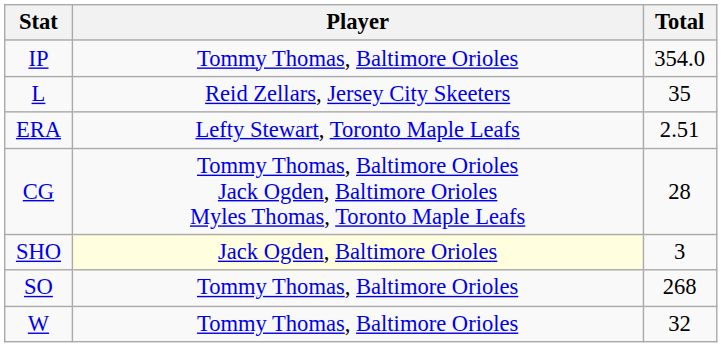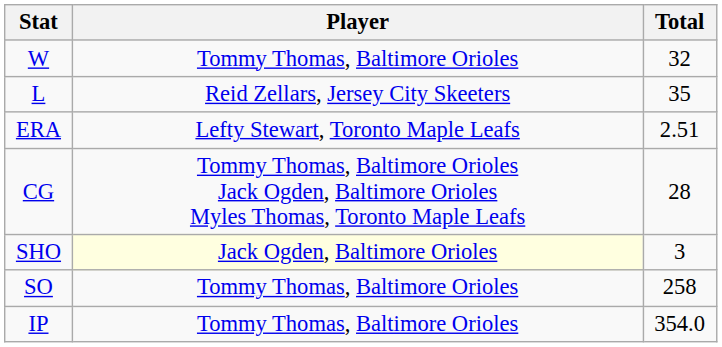rows swapped: (38, 323) <-> (38, 58)
(680, 287) 268 -> (680, 287) 258
